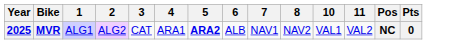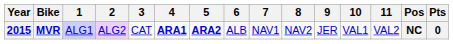+ column: (327, 13)
(19, 30) 2025 -> (19, 30) 2015
(171, 30) normal -> (172, 30) bold
